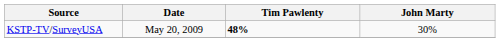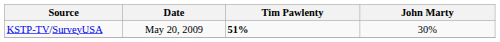(238, 29) 48% -> (238, 29) 51%
